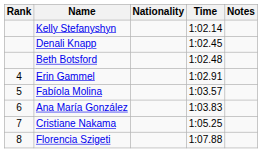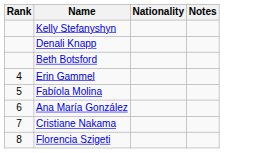- column: (205, 12)
